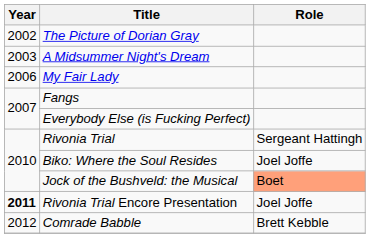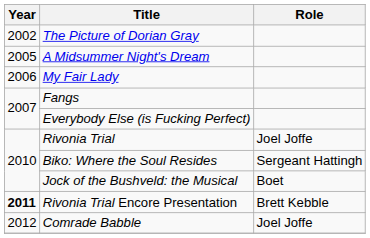(22, 56) 2003 -> (22, 56) 2005
(309, 139) Sergeant Hattingh -> (284, 139) Joel Joffe
(284, 160) Joel Joffe -> (309, 160) Sergeant Hattingh
(270, 181) lightsalmon background -> (270, 181) no background
(284, 202) Joel Joffe -> (293, 202) Brett Kebble
(293, 222) Brett Kebble -> (284, 222) Joel Joffe
